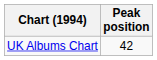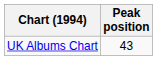(126, 45) 42 -> (126, 45) 43
